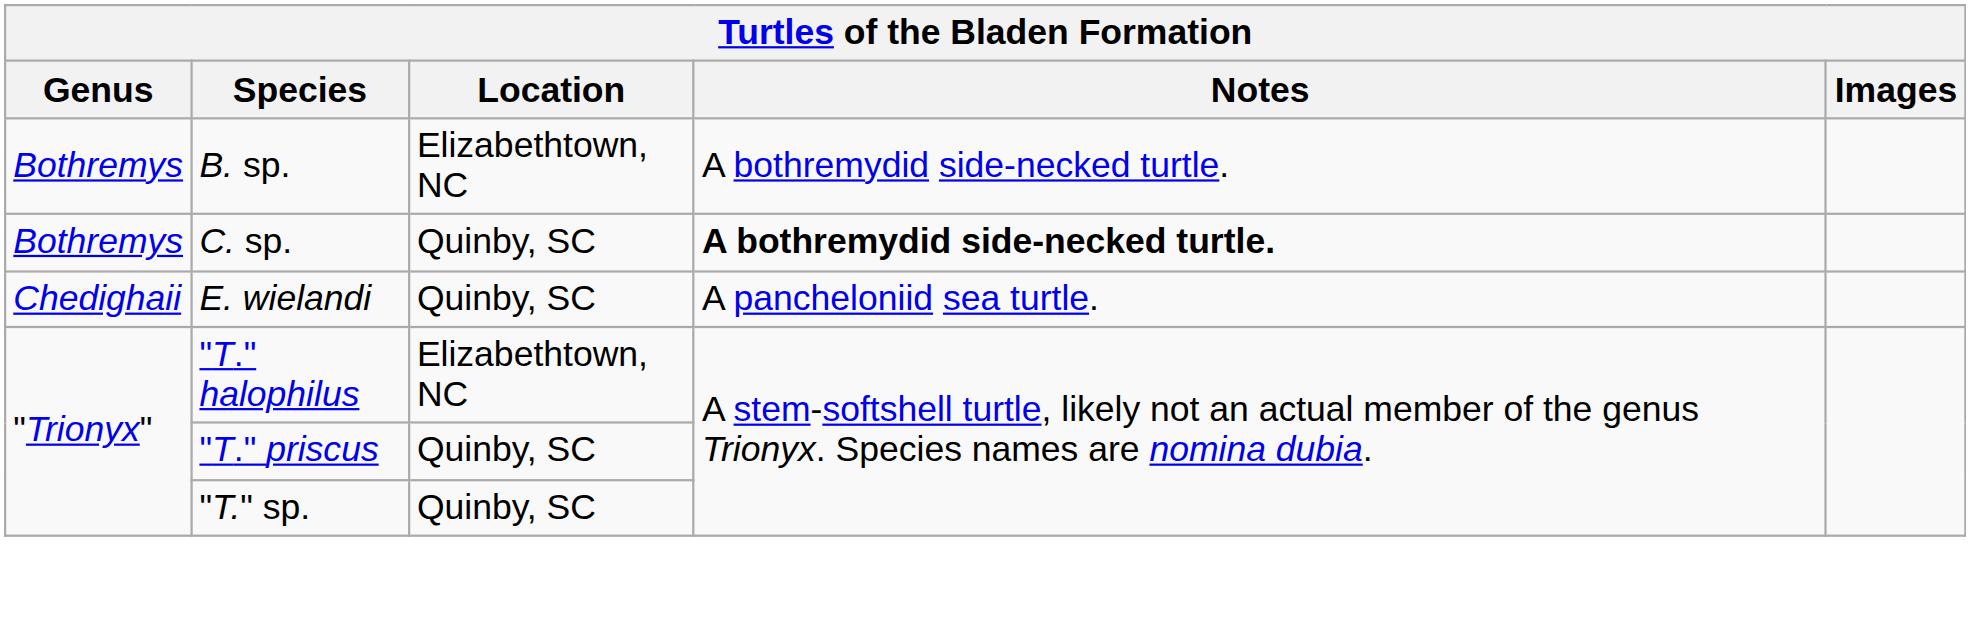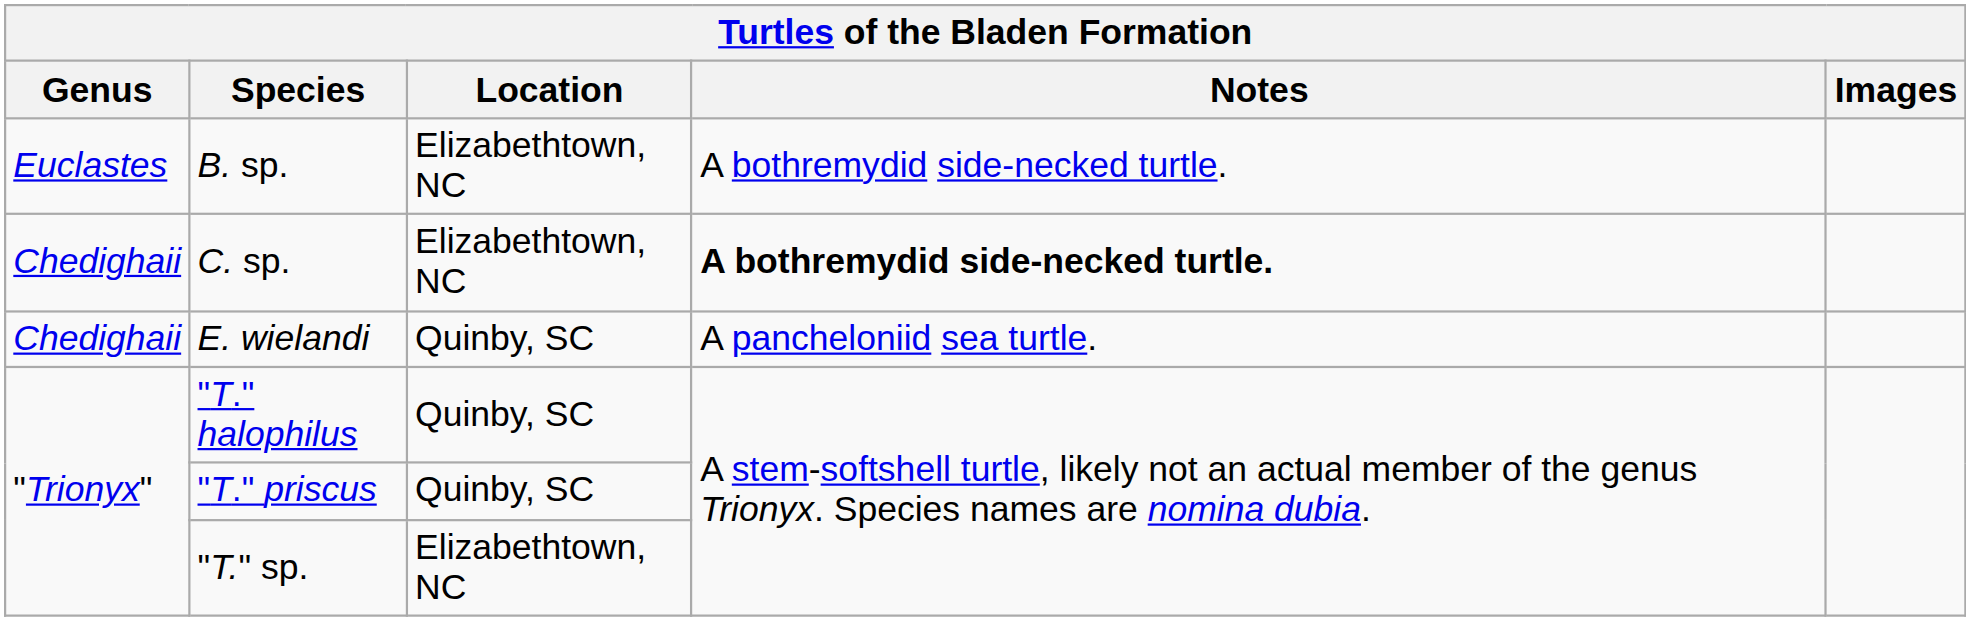(98, 165) Bothremys -> (90, 165) Euclastes
(98, 241) Bothremys -> (97, 261) Chedighaii
(506, 241) Quinby, SC -> (531, 261) Elizabethtown, NC
(532, 374) Elizabethtown, NC -> (505, 414) Quinby, SC
(506, 506) Quinby, SC -> (531, 566) Elizabethtown, NC
